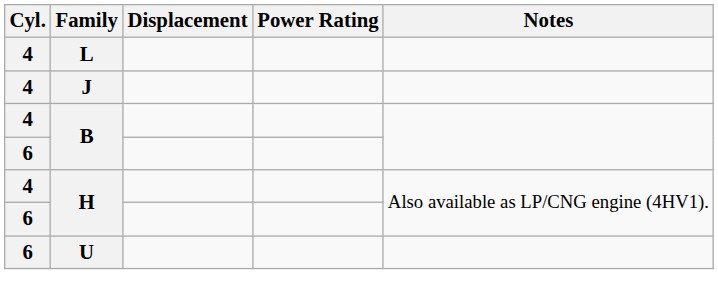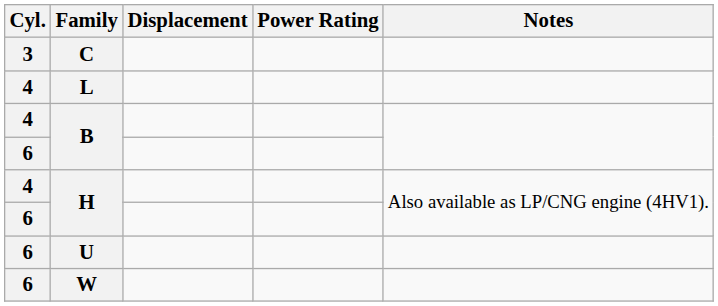+ row: (28, 53)
- row: (28, 86)
+ row: (28, 284)
